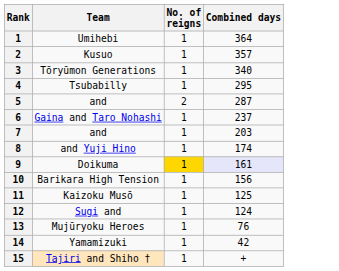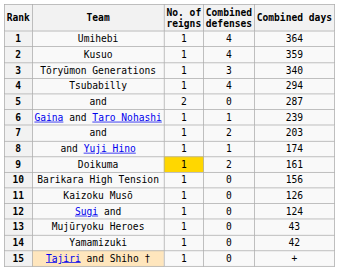+ column: (229, 18)
(243, 55) 357 -> (294, 55) 359
(243, 86) 295 -> (294, 86) 294
(243, 117) 237 -> (294, 117) 239
(243, 164) lavender background -> (294, 164) no background
(243, 196) 125 -> (294, 196) 126
(243, 227) 76 -> (294, 227) 43
